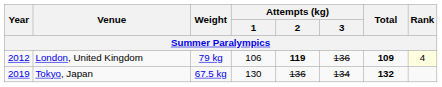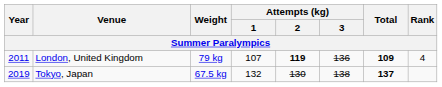(19, 58) 2012 -> (19, 58) 2011
(253, 58) 106 -> (253, 58) 107
(422, 58) lightyellow background -> (422, 58) no background
(253, 74) 130 -> (253, 74) 132
(298, 74) 136 -> (298, 74) 130
(342, 74) 134 -> (342, 74) 138
(386, 74) 132 -> (386, 74) 137
